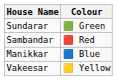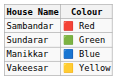rows swapped: (27, 26) <-> (30, 40)
